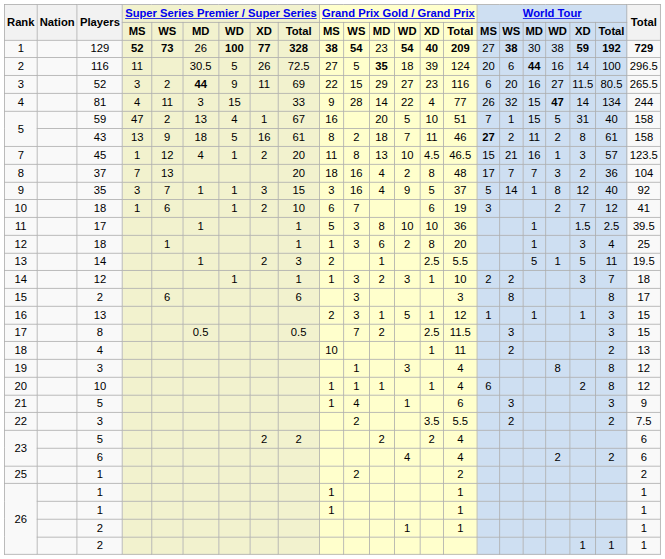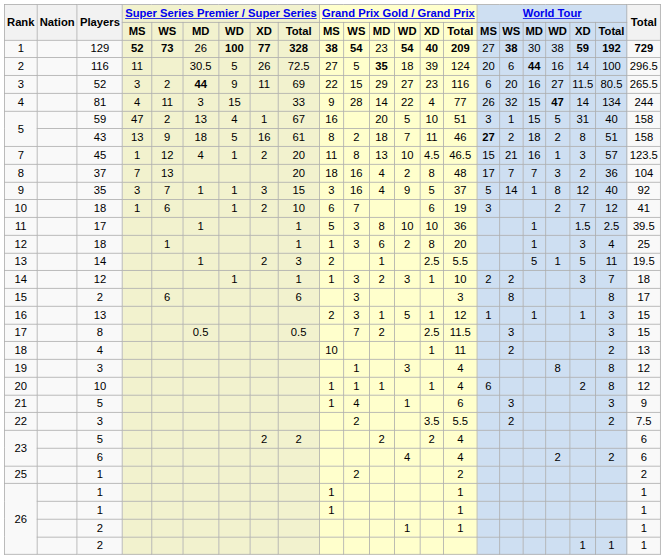(488, 120) 7 -> (488, 120) 3
(534, 138) 11 -> (534, 138) 18
(611, 138) 61 -> (611, 138) 51
